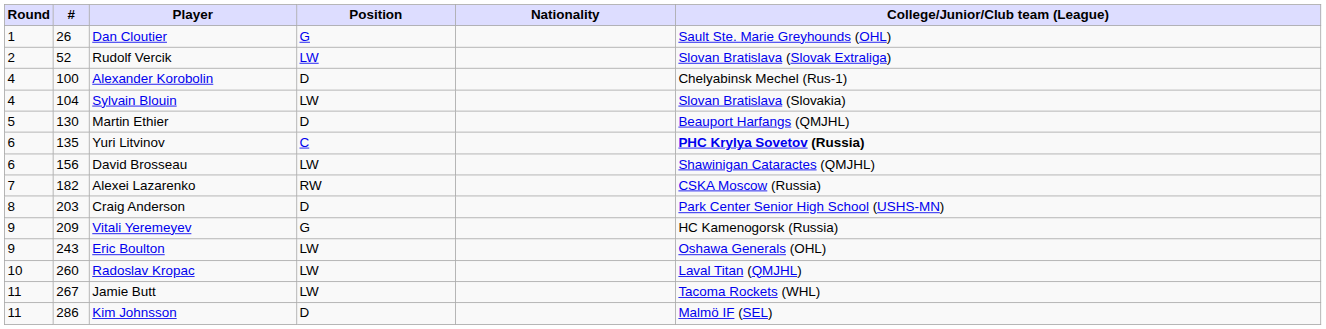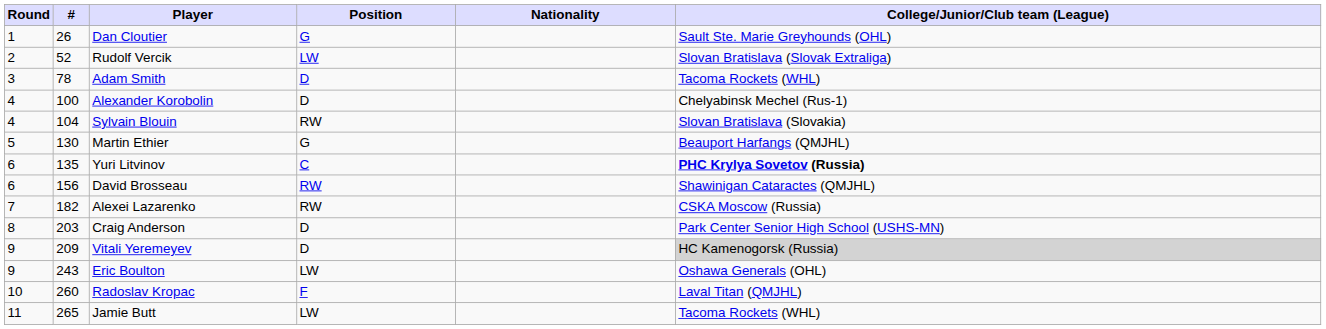+ row: (129, 79)
(309, 100) LW -> (311, 121) RW
(304, 121) D -> (305, 143) G
(309, 164) LW -> (311, 185) RW
(305, 228) G -> (304, 249) D
(758, 228) no background -> (758, 249) lightgrey background
(309, 270) LW -> (304, 292) F
(67, 292) 267 -> (67, 313) 265
- row: (134, 313)
